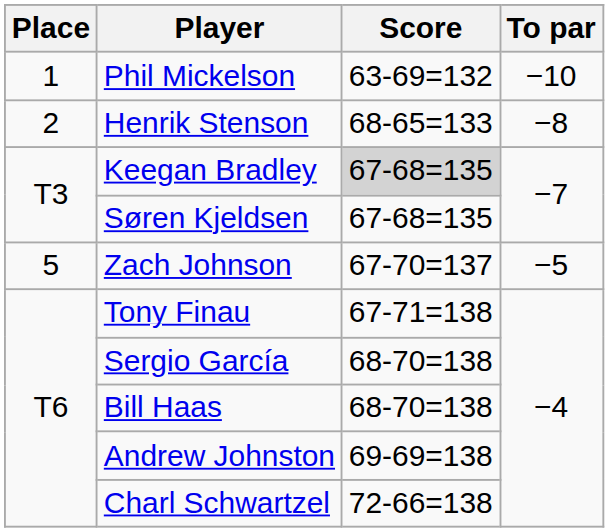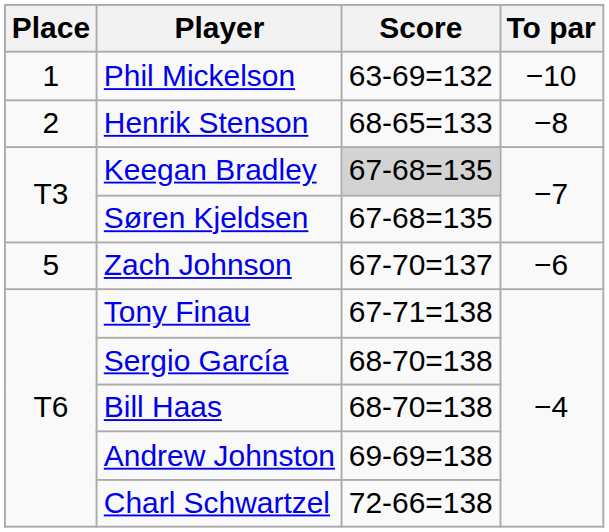(551, 265) −5 -> (551, 265) −6
